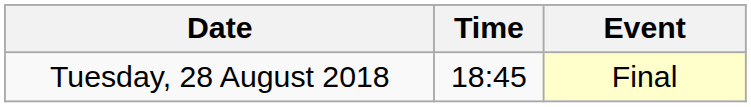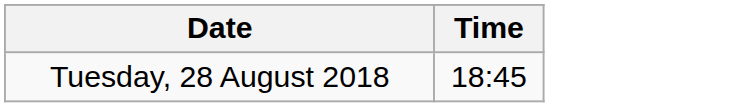- column: (645, 28)
